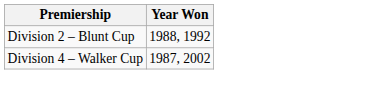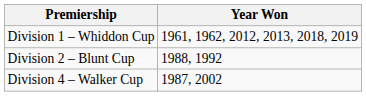+ row: (81, 36)
